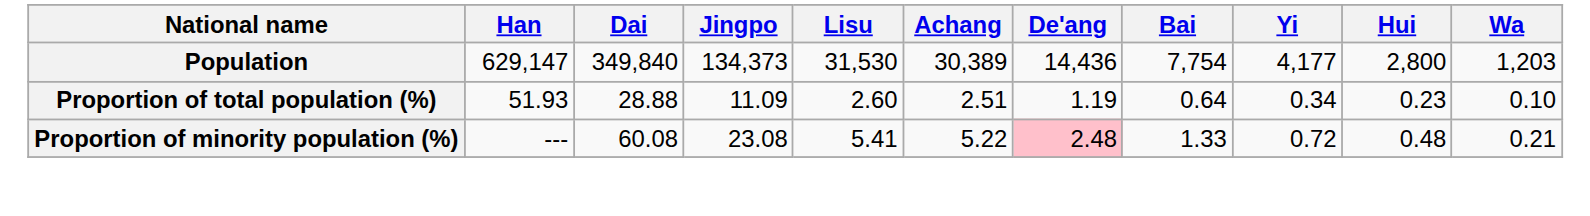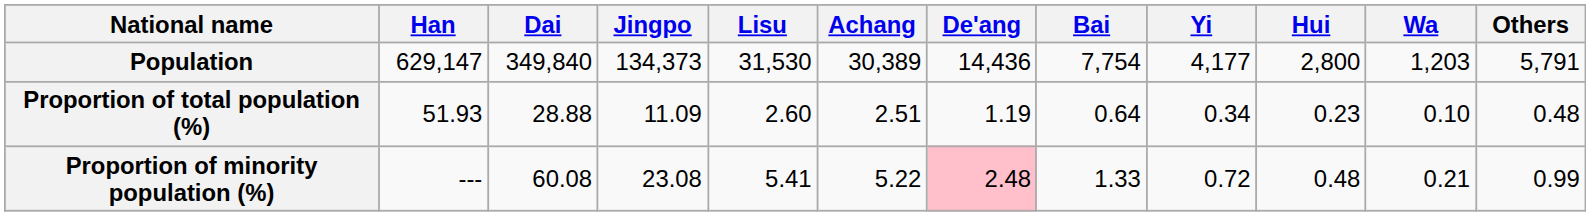+ column: (1531, 24)
